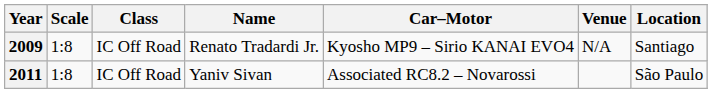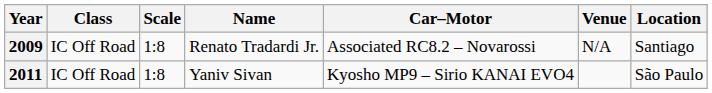columns swapped: (70, 18) <-> (139, 18)
(450, 46) Kyosho MP9 – Sirio KANAI EVO4 -> (431, 46) Associated RC8.2 – Novarossi
(431, 74) Associated RC8.2 – Novarossi -> (450, 74) Kyosho MP9 – Sirio KANAI EVO4
